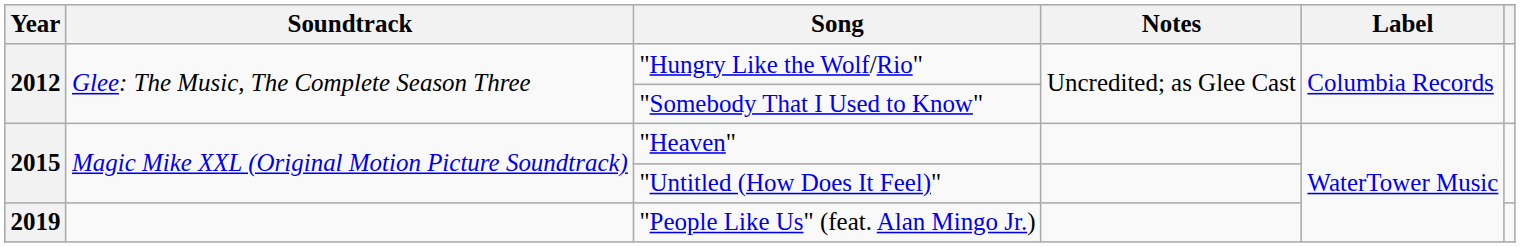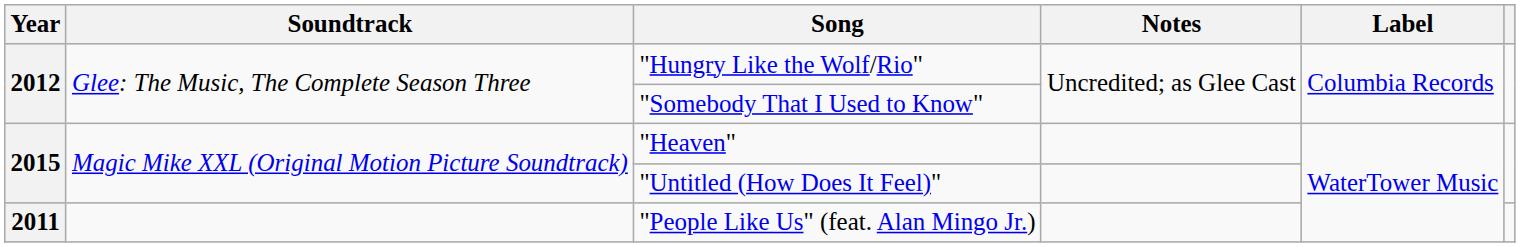(35, 222) 2019 -> (35, 222) 2011
